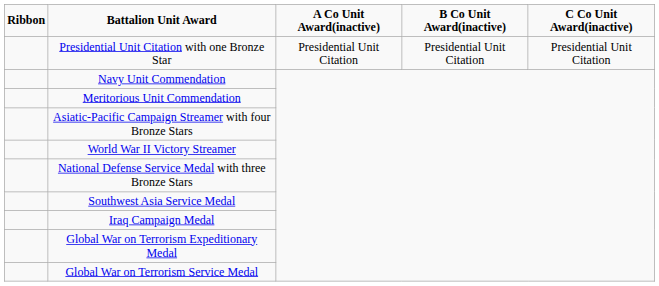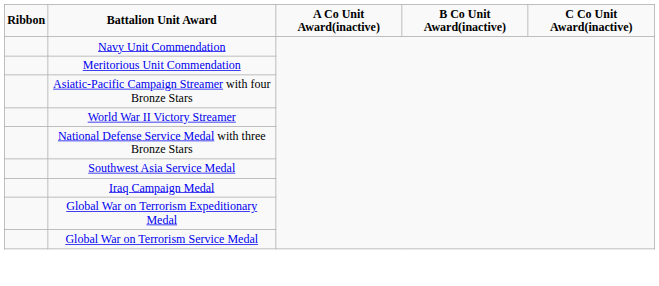- row: (162, 53)
